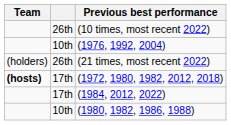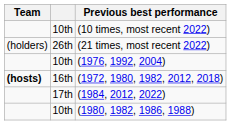(63, 29) 26th -> (63, 29) 10th
rows swapped: (122, 45) <-> (144, 62)
(63, 78) 17th -> (63, 78) 16th
